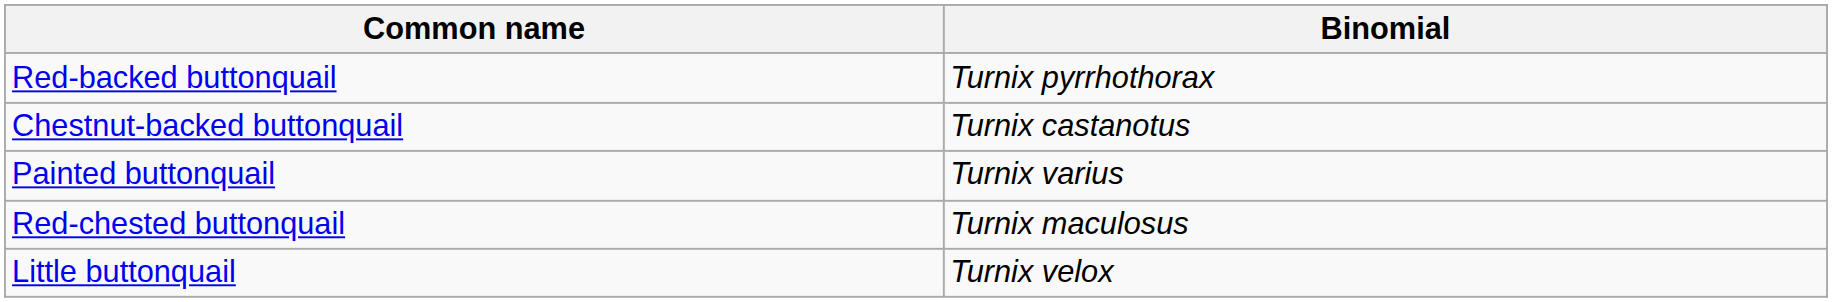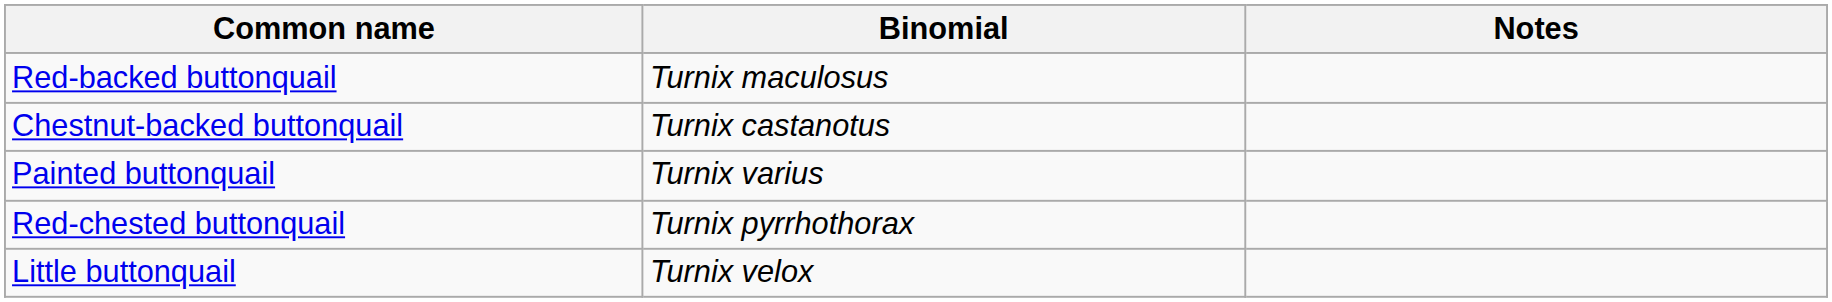+ column: (1536, 28)
(1082, 77) Turnix pyrrhothorax -> (769, 77) Turnix maculosus
(1069, 223) Turnix maculosus -> (782, 223) Turnix pyrrhothorax
